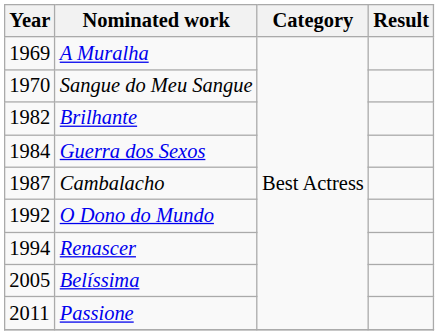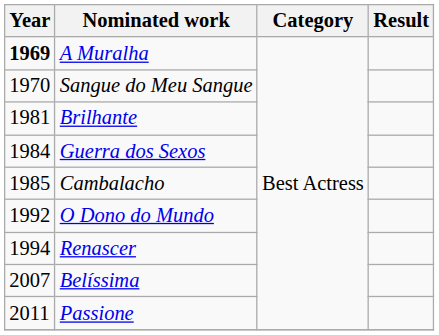(30, 53) normal -> (30, 53) bold
(30, 118) 1982 -> (30, 118) 1981
(30, 183) 1987 -> (30, 183) 1985
(30, 280) 2005 -> (30, 280) 2007
